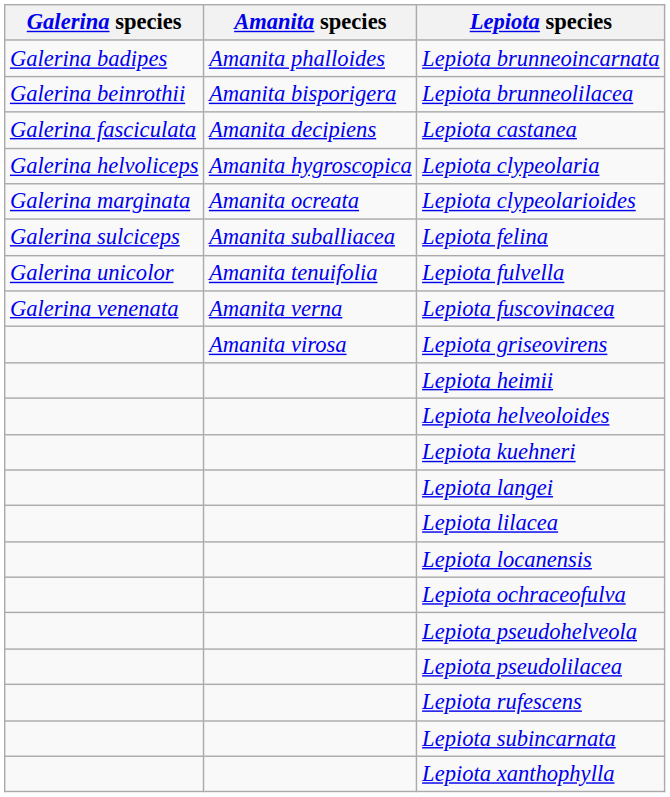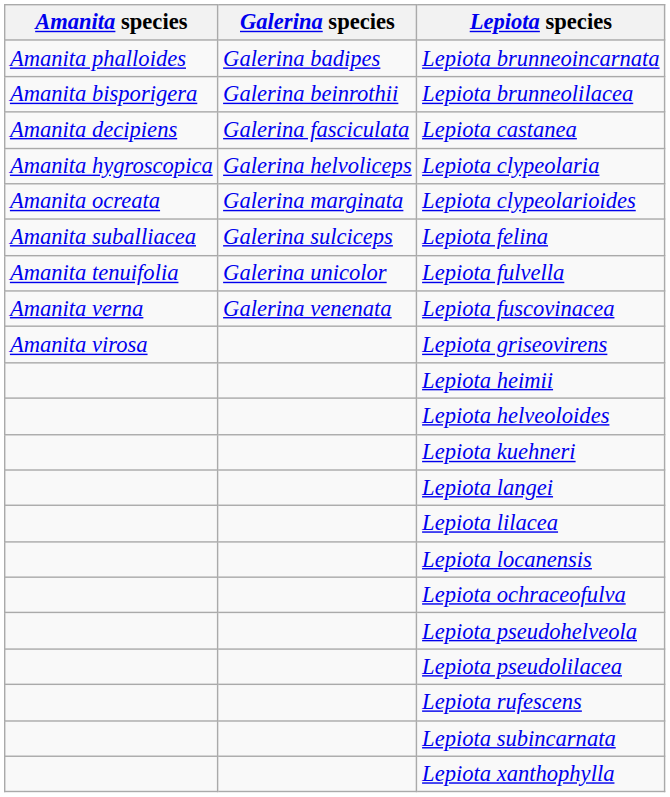columns swapped: (310, 22) <-> (104, 22)
